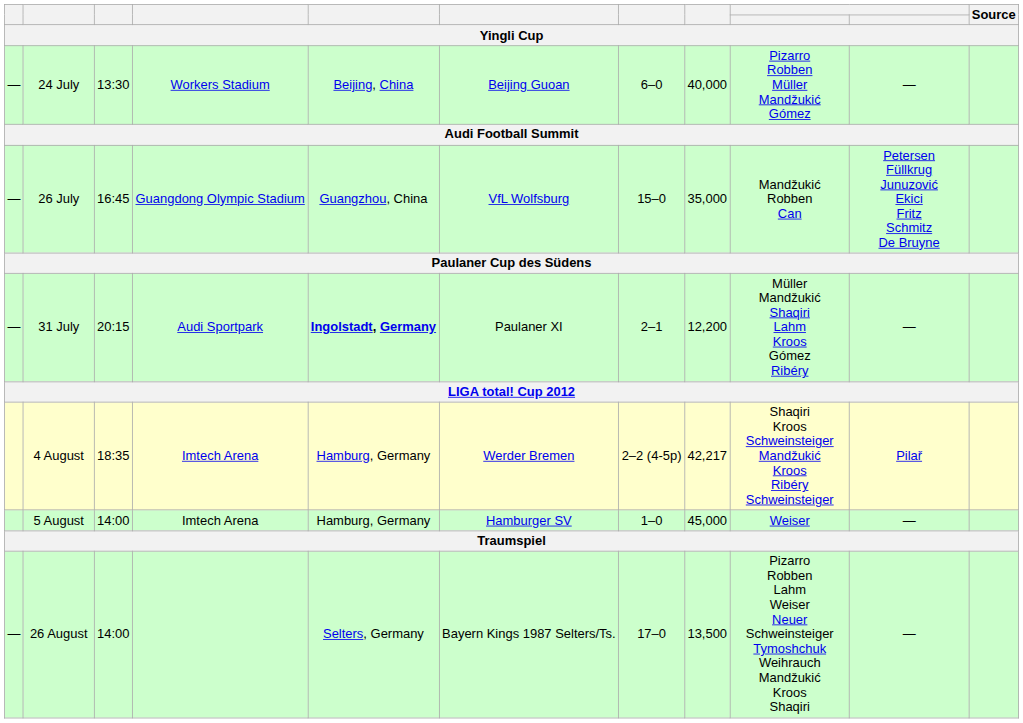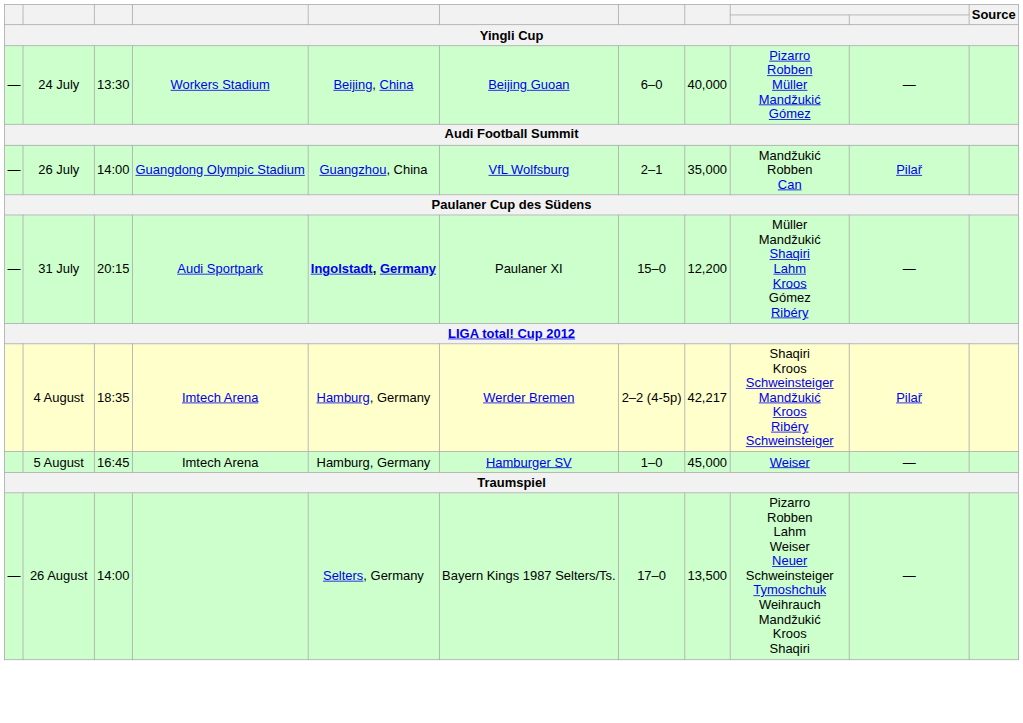(113, 199) 16:45 -> (113, 169) 14:00
(652, 199) 15–0 -> (652, 169) 2–1
(909, 199) Petersen Füllkrug Junuzović Ekici Fritz Schmitz De Bruyne -> (909, 169) Pilař
(652, 327) 2–1 -> (652, 269) 15–0
(113, 520) 14:00 -> (113, 462) 16:45
